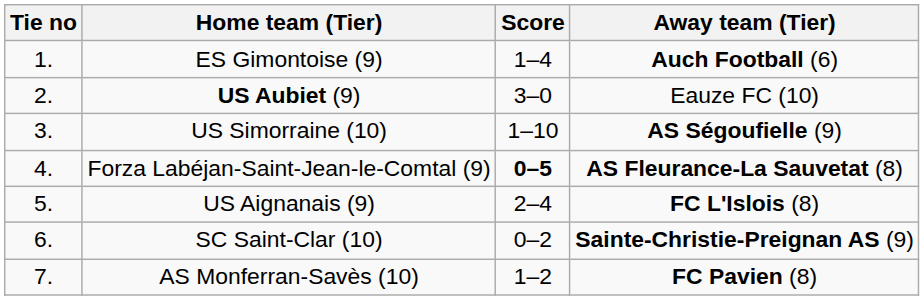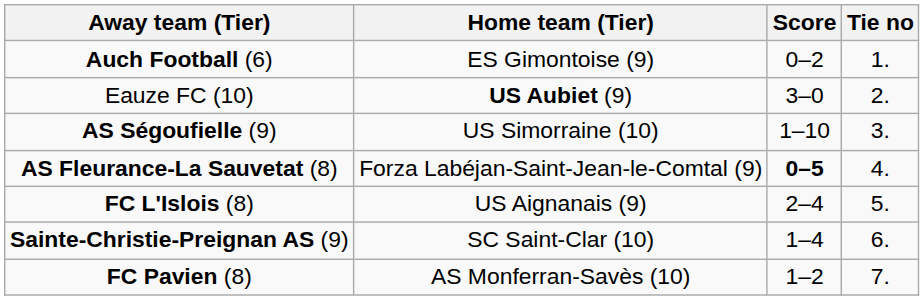columns swapped: (43, 22) <-> (745, 22)
(533, 58) 1–4 -> (805, 58) 0–2
(533, 240) 0–2 -> (805, 240) 1–4
